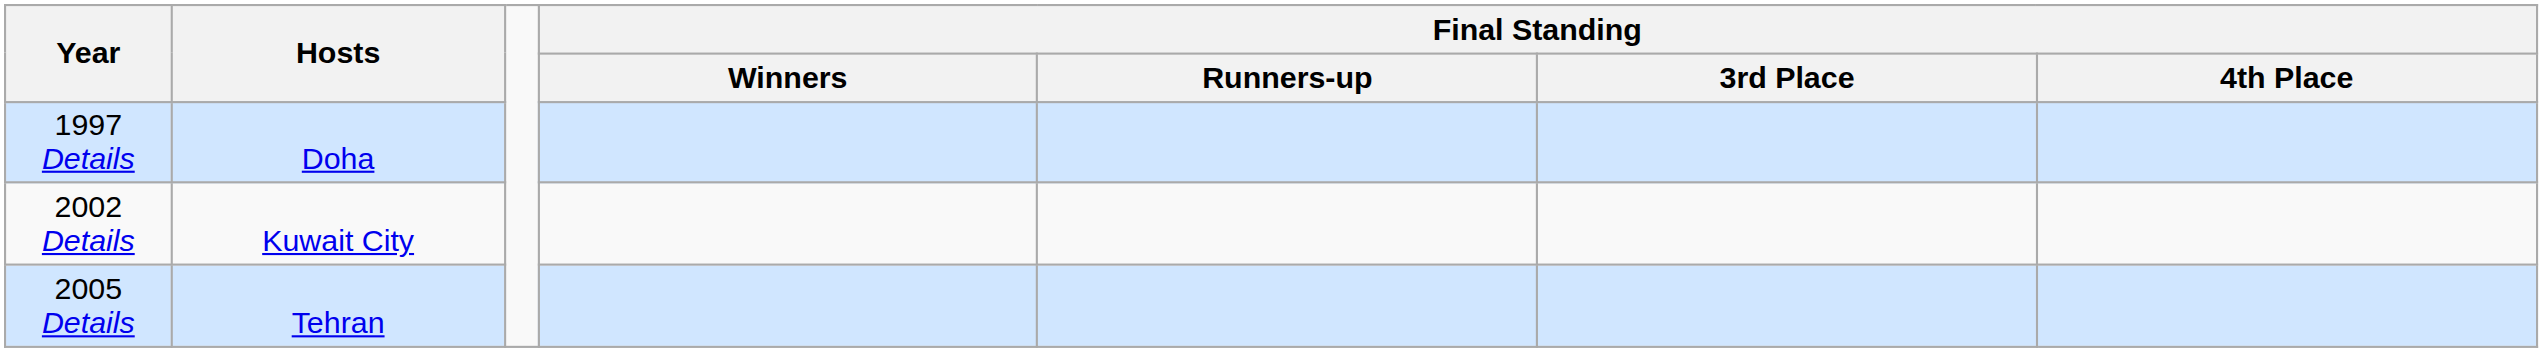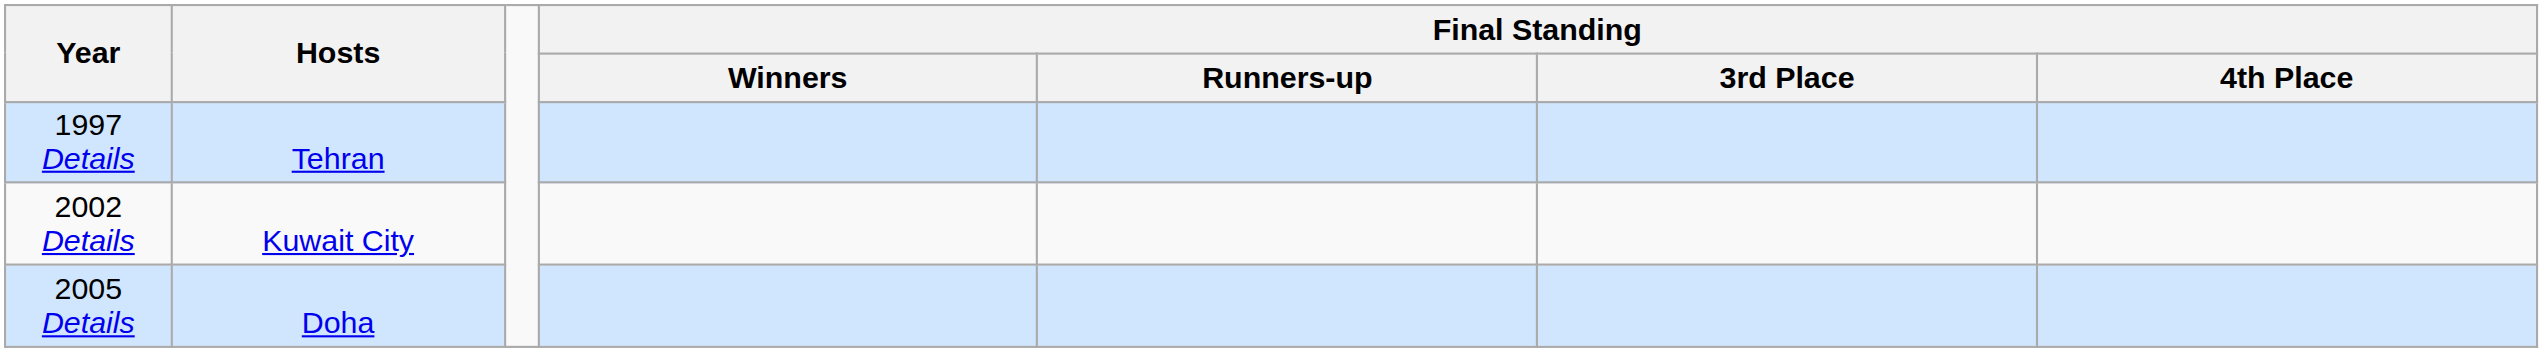(338, 159) Doha -> (338, 159) Tehran
(338, 323) Tehran -> (338, 323) Doha
